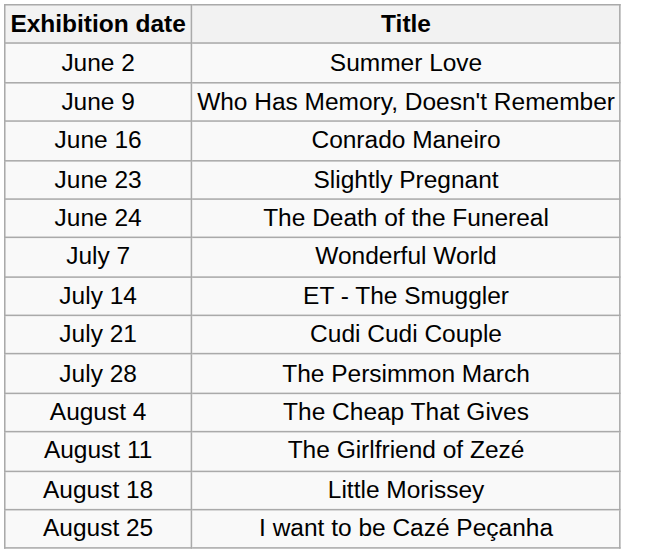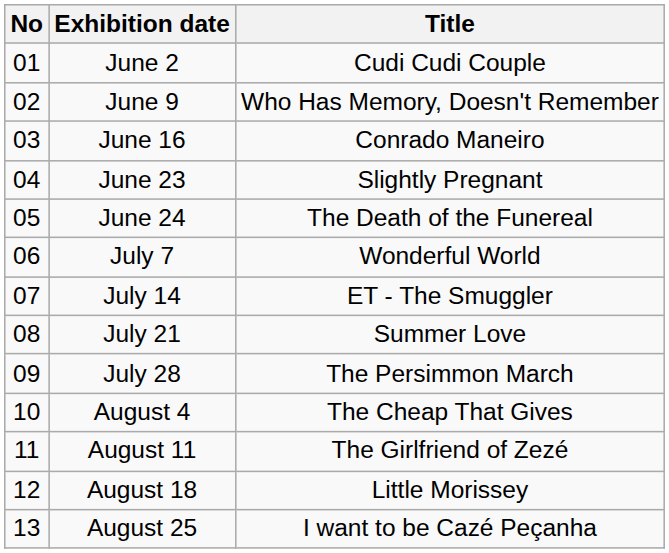+ column: (27, 23)
(406, 62) Summer Love -> (450, 62) Cudi Cudi Couple
(406, 334) Cudi Cudi Couple -> (450, 334) Summer Love
